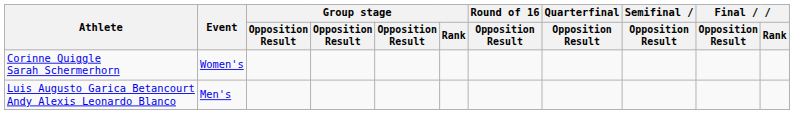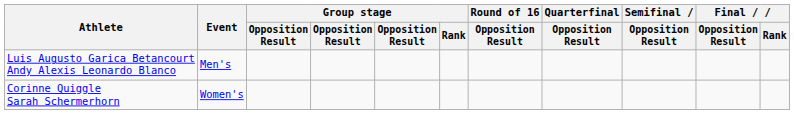rows swapped: (101, 95) <-> (63, 65)
